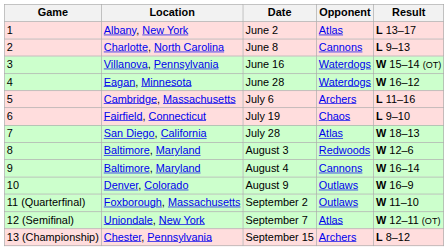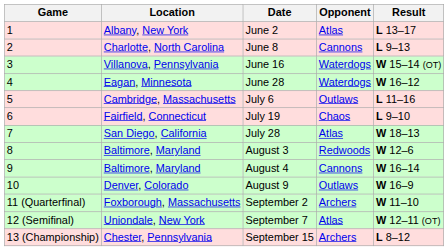(338, 99) Archers -> (339, 99) Outlaws
(339, 202) Outlaws -> (338, 202) Archers
